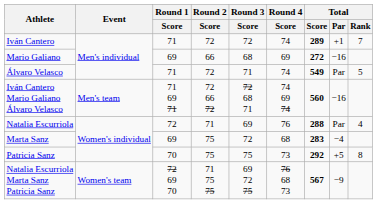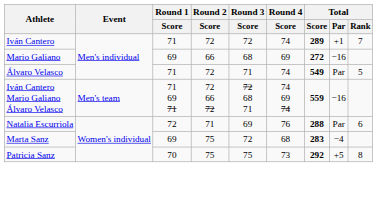(317, 98) 560 -> (317, 98) 559
(360, 124) 4 -> (360, 124) 6
- row: (40, 181)
